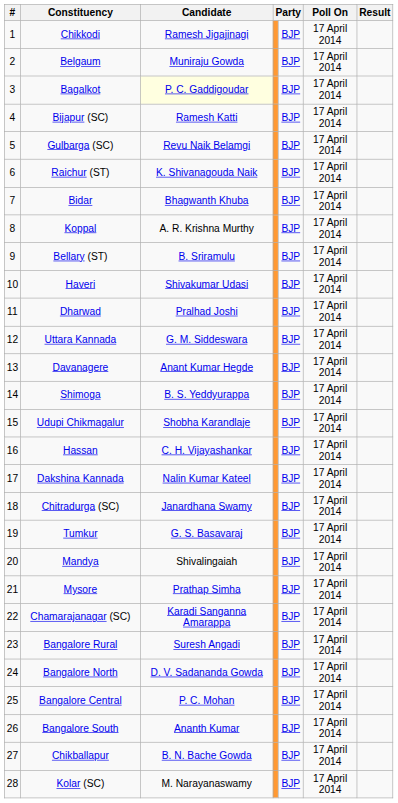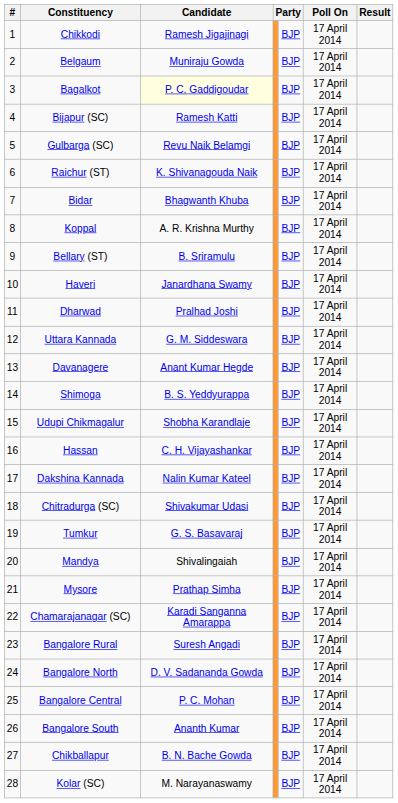(207, 284) Shivakumar Udasi -> (207, 284) Janardhana Swamy
(207, 506) Janardhana Swamy -> (207, 506) Shivakumar Udasi
